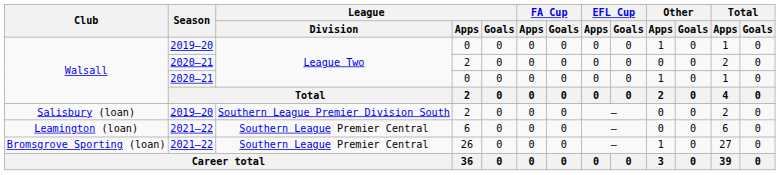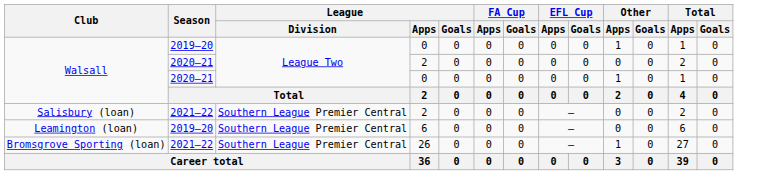(192, 112) 2019–20 -> (192, 112) 2021–22
(334, 112) Southern League Premier Division South -> (313, 112) Southern League Premier Central
(192, 128) 2021–22 -> (192, 128) 2019–20
